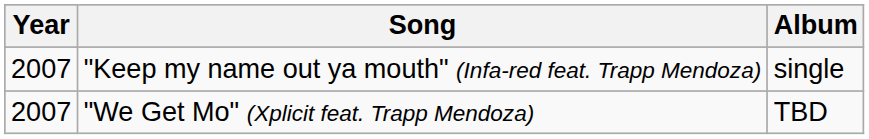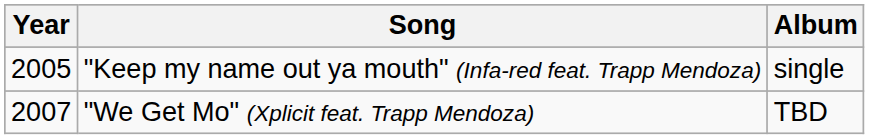(41, 68) 2007 -> (41, 68) 2005
